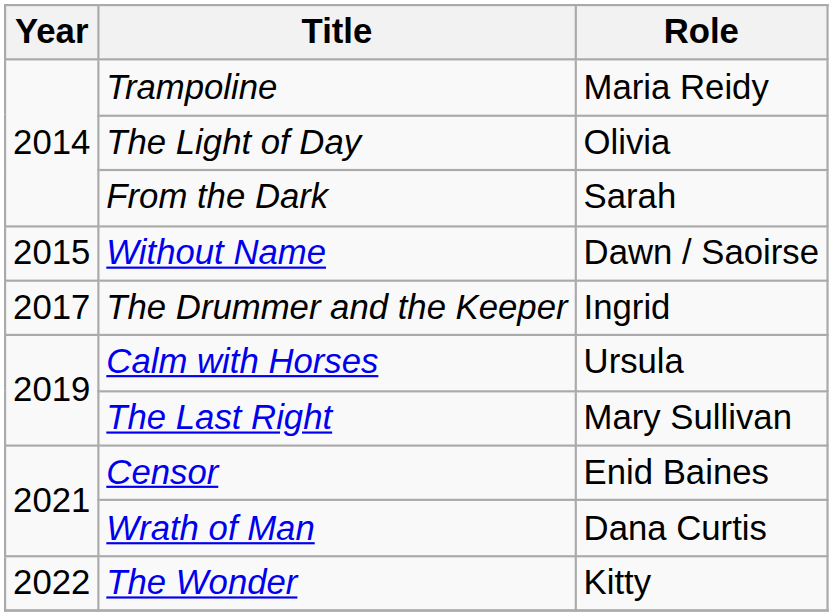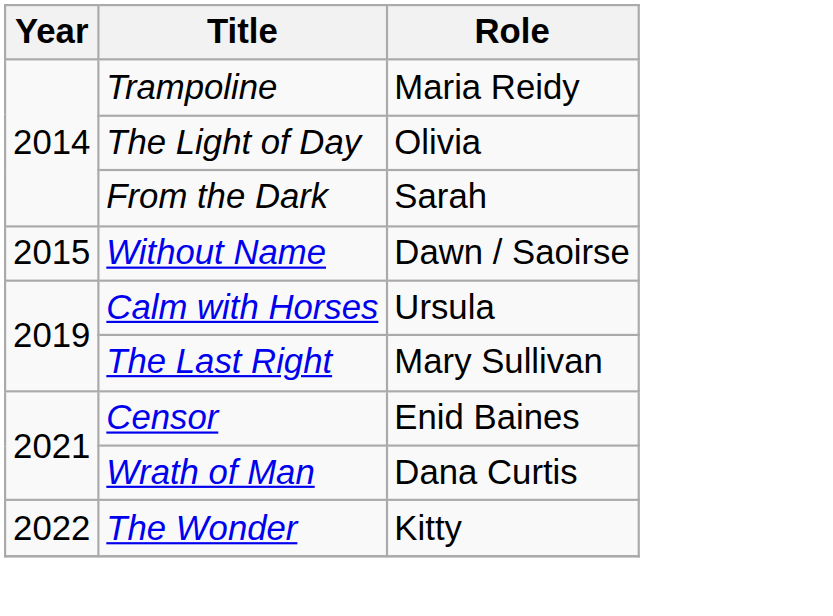- row: (337, 307)
